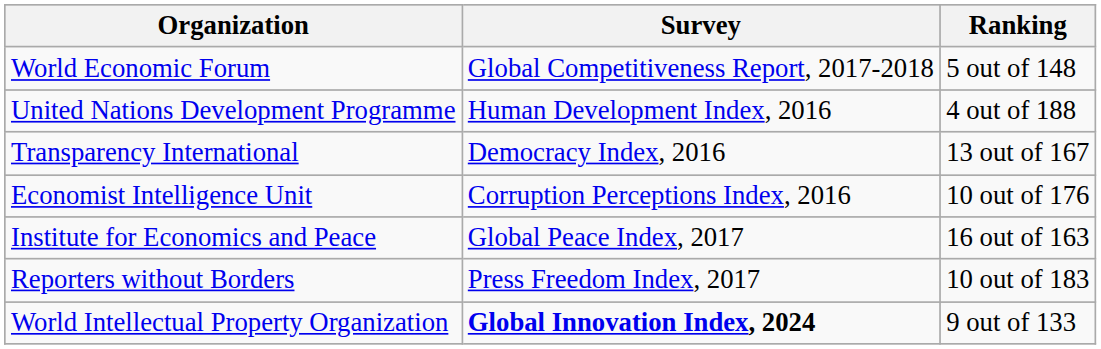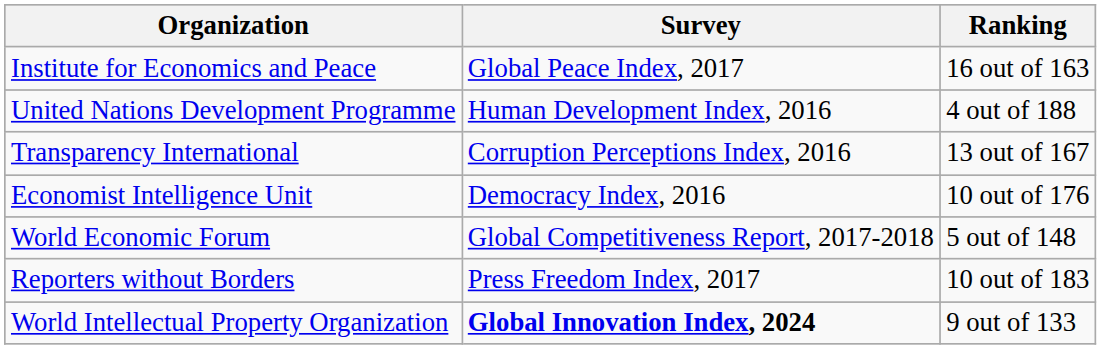rows swapped: (194, 237) <-> (141, 68)
(597, 152) Democracy Index, 2016 -> (659, 152) Corruption Perceptions Index, 2016
(659, 195) Corruption Perceptions Index, 2016 -> (597, 195) Democracy Index, 2016
